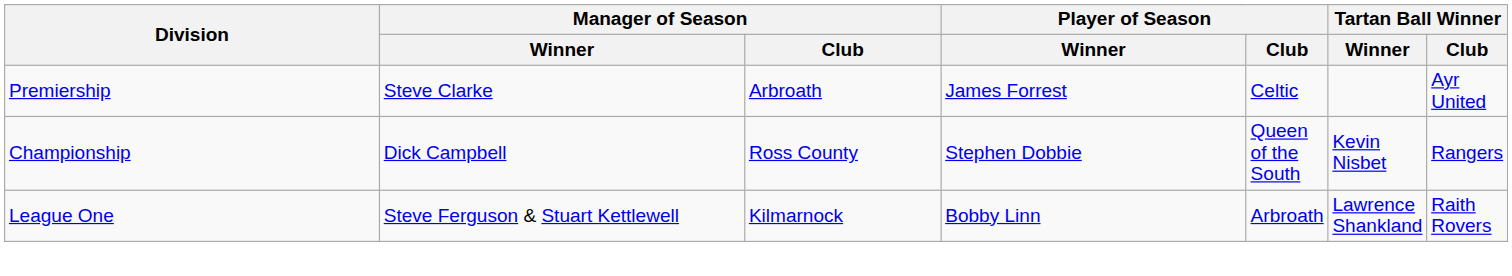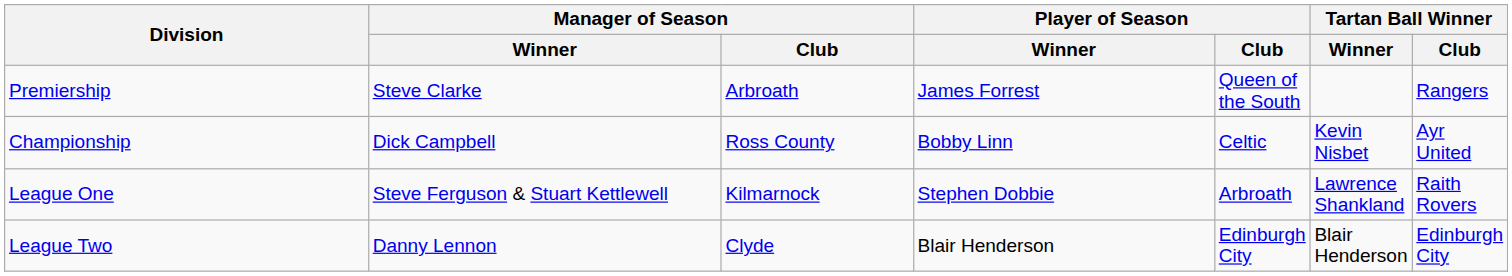(1274, 90) Celtic -> (1260, 90) Queen of the South
(1459, 90) Ayr United -> (1452, 90) Rangers
(1014, 153) Stephen Dobbie -> (965, 142) Bobby Linn
(1279, 153) Queen of the South -> (1243, 142) Celtic
(1467, 153) Rangers -> (1444, 142) Ayr United
(993, 215) Bobby Linn -> (986, 193) Stephen Dobbie
+ row: (61, 245)
